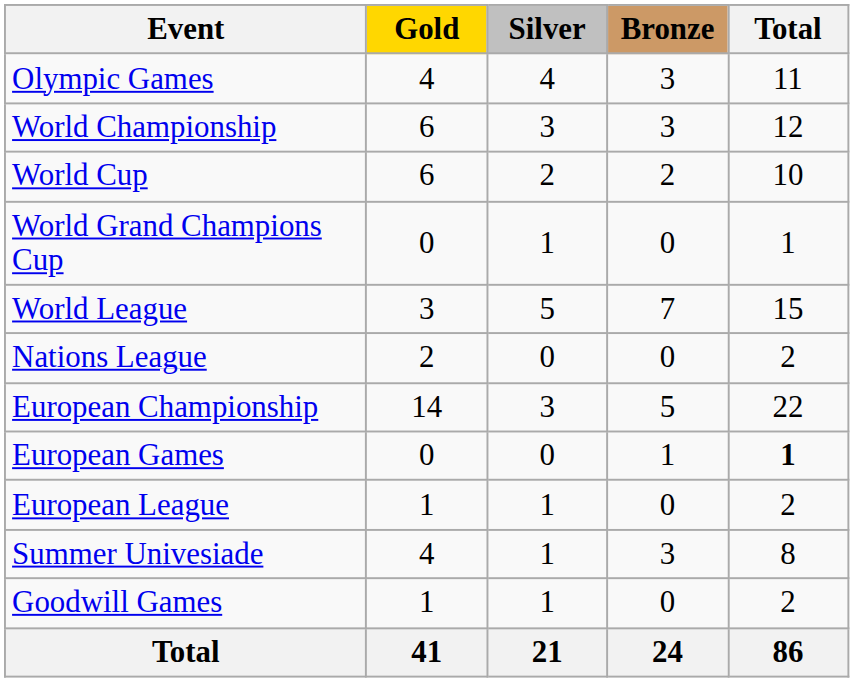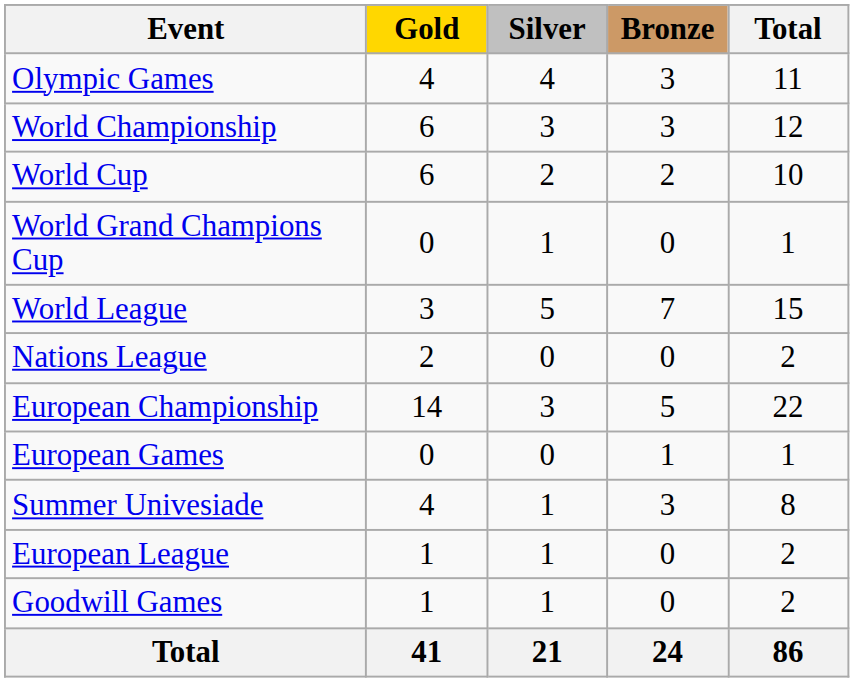(788, 455) bold -> (788, 455) normal
rows swapped: (121, 504) <-> (138, 553)
